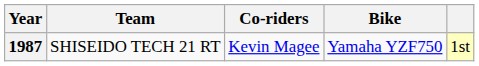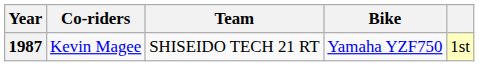columns swapped: (135, 18) <-> (274, 18)
